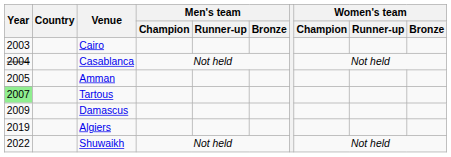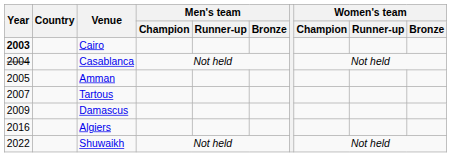(18, 46) normal -> (18, 46) bold
(18, 95) lightgreen background -> (18, 95) no background
(18, 128) 2019 -> (18, 128) 2016
